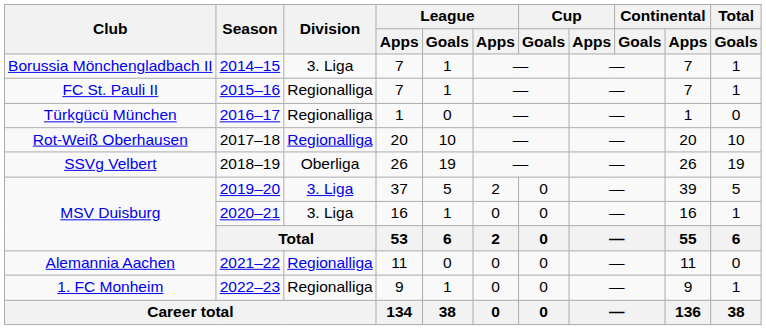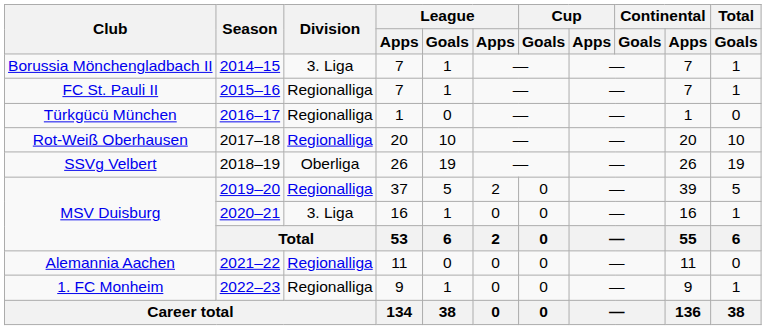(330, 189) 3. Liga -> (330, 189) Regionalliga
